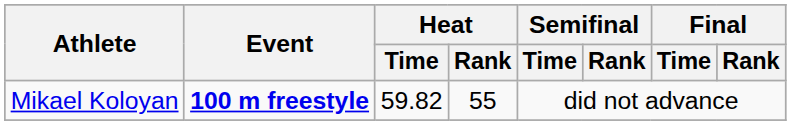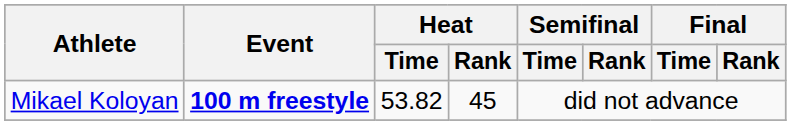(412, 101) 59.82 -> (412, 101) 53.82
(483, 101) 55 -> (483, 101) 45
